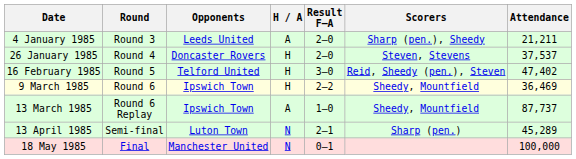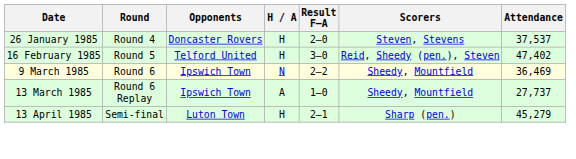- row: (54, 39)
(288, 87) H -> (282, 71) N
(539, 109) 87,737 -> (534, 93) 27,737
(288, 130) N -> (282, 114) H
(539, 130) 45,289 -> (534, 114) 45,279
- row: (54, 146)
